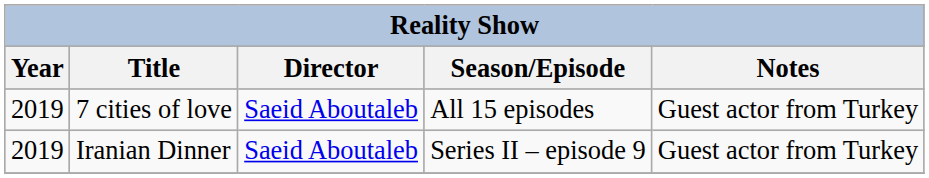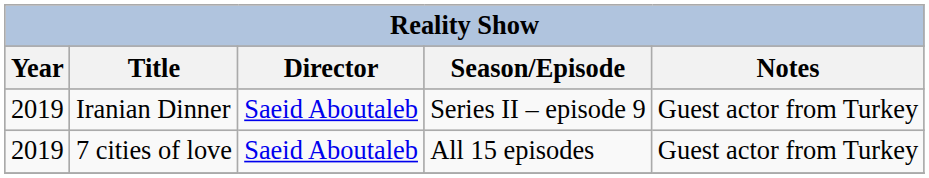rows swapped: (154, 109) <-> (153, 151)
